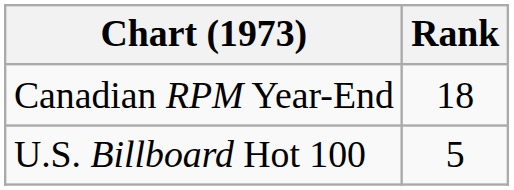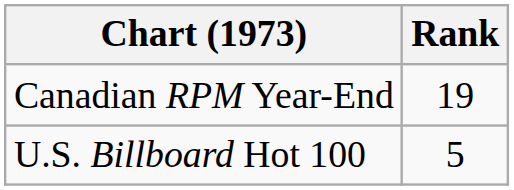(455, 94) 18 -> (455, 94) 19
